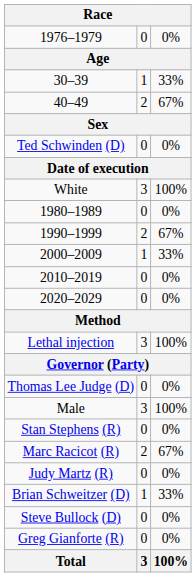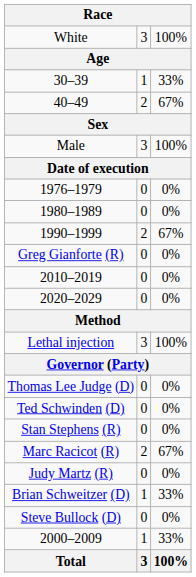rows swapped: (71, 189) <-> (71, 37)
rows swapped: (71, 408) <-> (71, 146)
rows swapped: (71, 255) <-> (71, 539)
